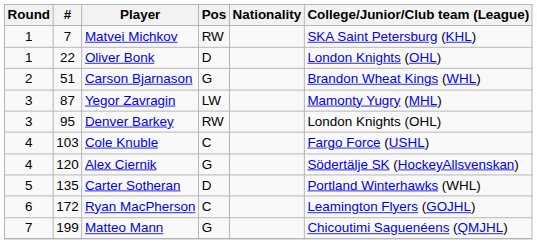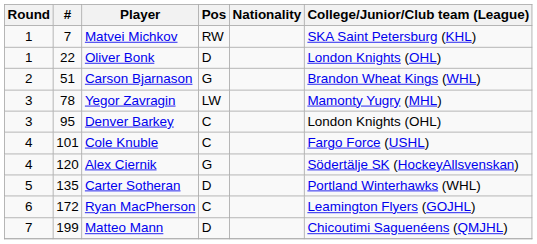(67, 100) 87 -> (67, 100) 78
(213, 121) RW -> (207, 121) C
(67, 143) 103 -> (67, 143) 101
(207, 228) G -> (207, 228) D
